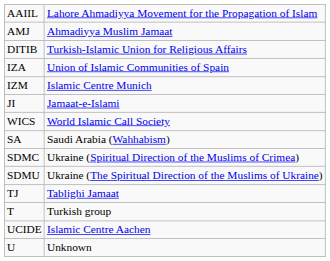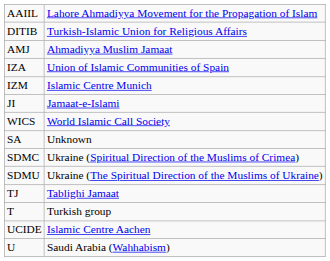rows swapped: (18, 31) <-> (22, 49)
(108, 139) Saudi Arabia (Wahhabism) -> (69, 139) Unknown
(69, 247) Unknown -> (108, 247) Saudi Arabia (Wahhabism)
